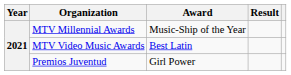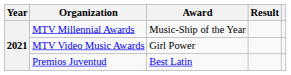(171, 45) Best Latin -> (172, 45) Girl Power
(172, 62) Girl Power -> (171, 62) Best Latin
